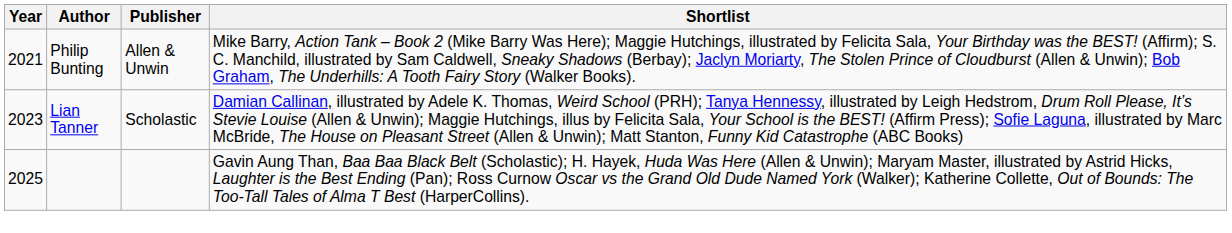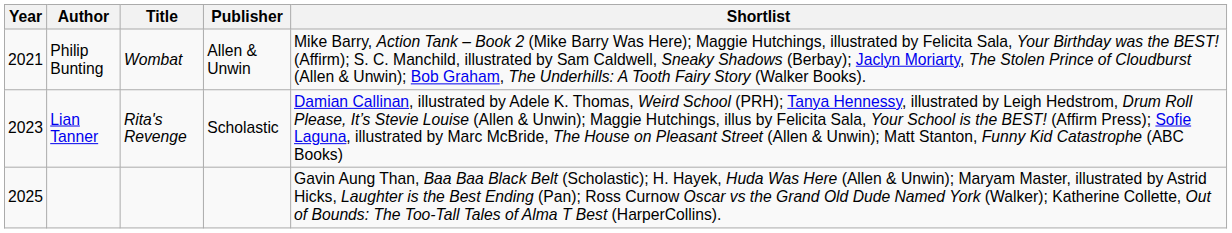+ column: (162, 16)
